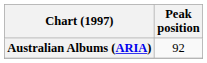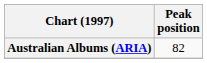(178, 48) 92 -> (178, 48) 82
